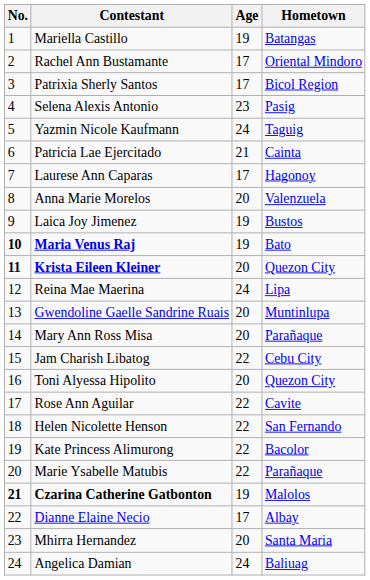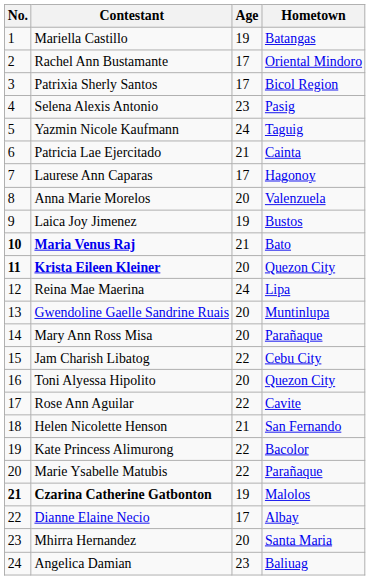(242, 244) 19 -> (242, 244) 21
(242, 426) 22 -> (242, 426) 21
(242, 563) 24 -> (242, 563) 23
